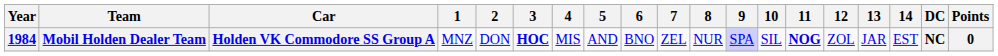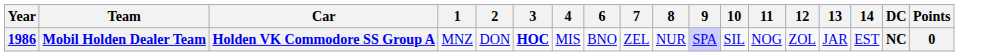- column: (602, 16)
(22, 39) 1984 -> (22, 39) 1986
(805, 39) bold -> (767, 39) normal
